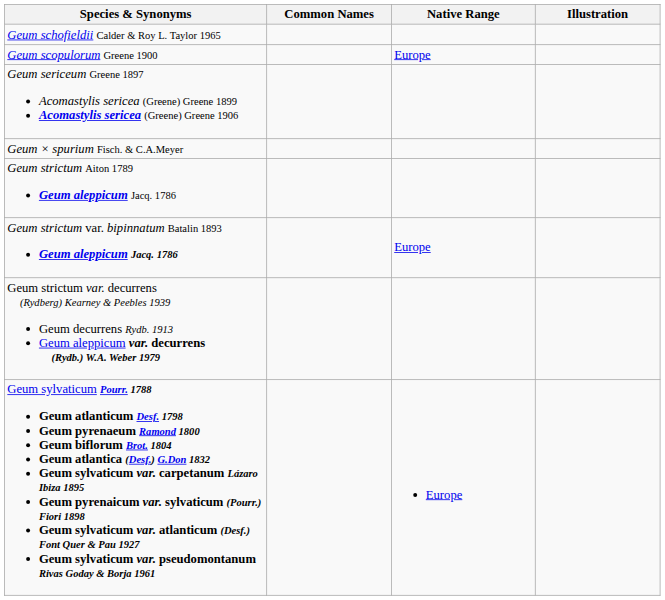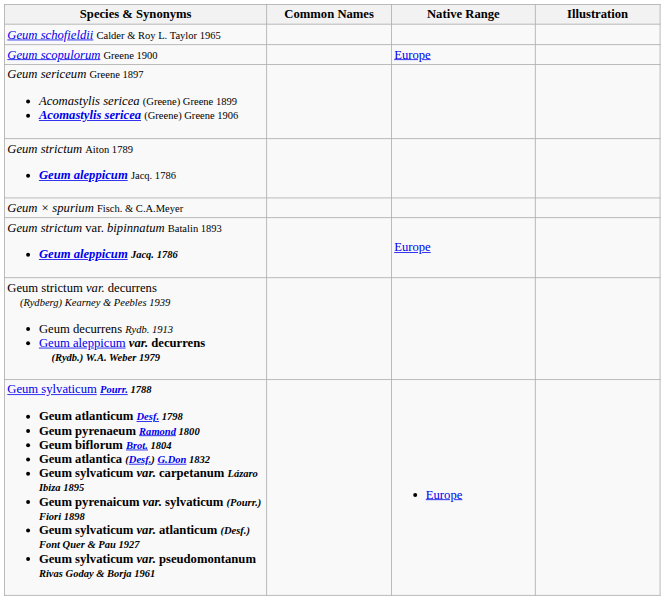rows swapped: (95, 148) <-> (136, 182)
